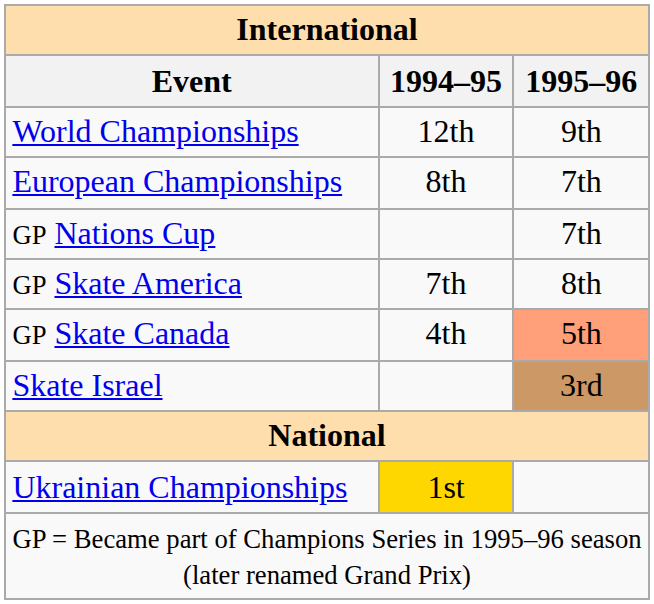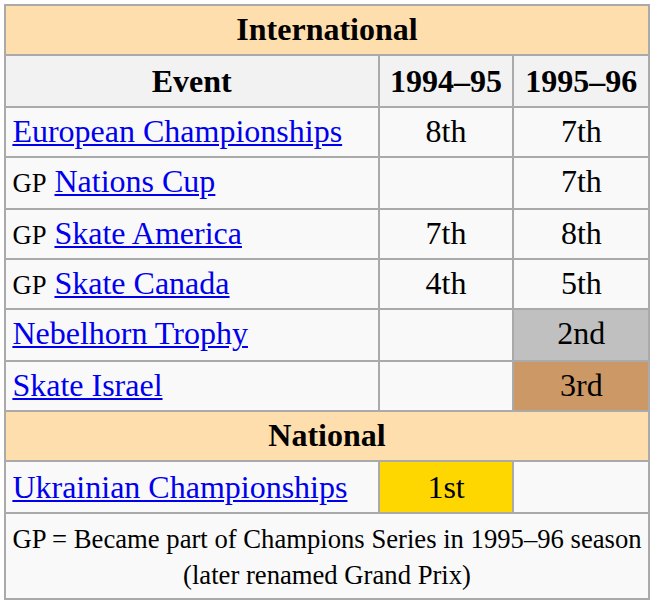- row: (156, 131)
(581, 334) lightsalmon background -> (581, 283) no background
+ row: (130, 334)
